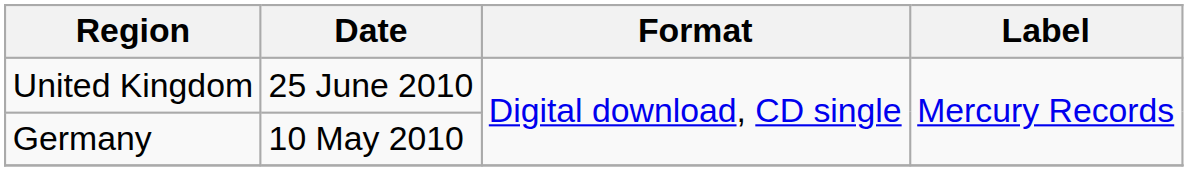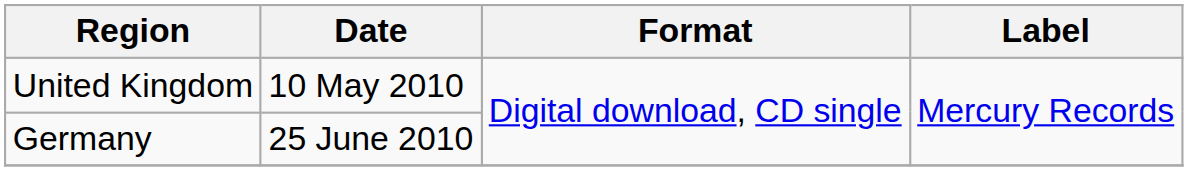(371, 84) 25 June 2010 -> (366, 84) 10 May 2010
(366, 138) 10 May 2010 -> (371, 138) 25 June 2010
